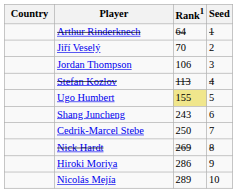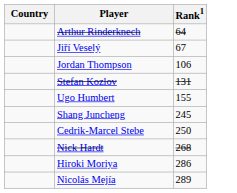- column: (219, 14)
(181, 48) 70 -> (181, 48) 67
(183, 81) 113 -> (183, 81) 131
(183, 98) khaki background -> (183, 98) no background
(183, 114) 243 -> (183, 114) 245
(183, 147) 269 -> (183, 147) 268
